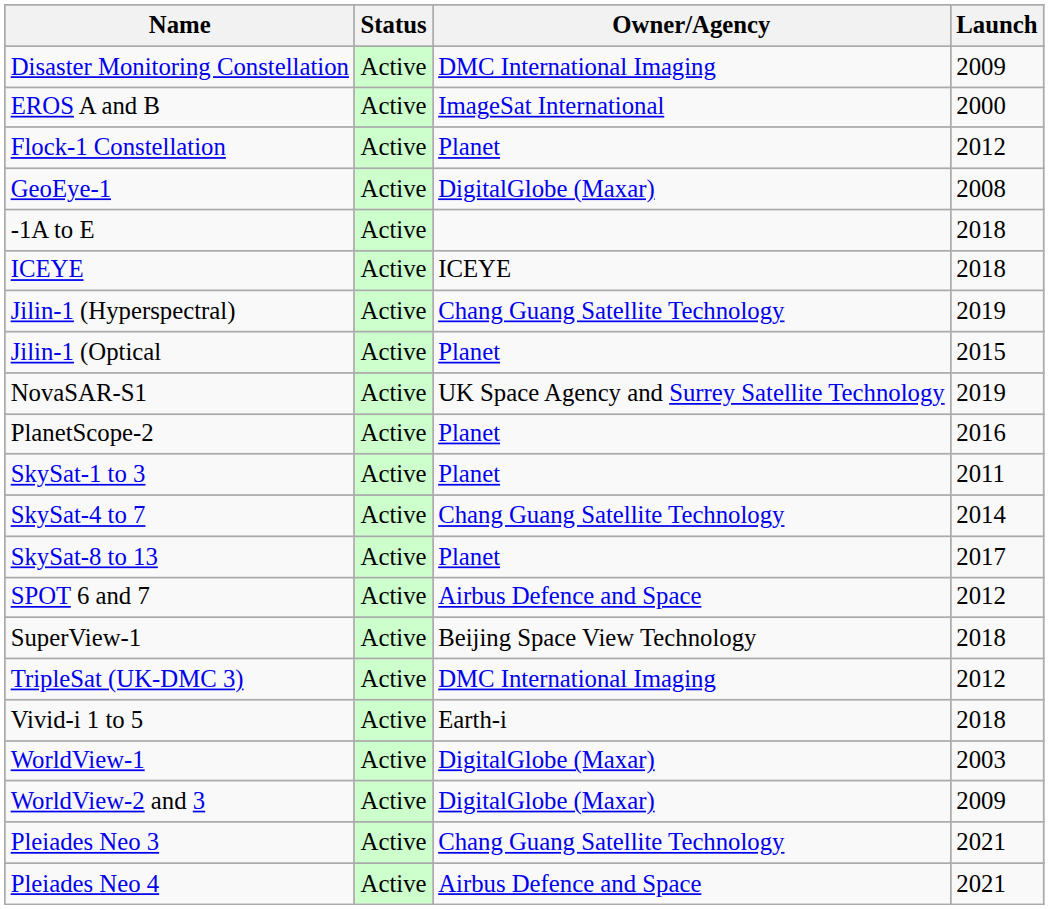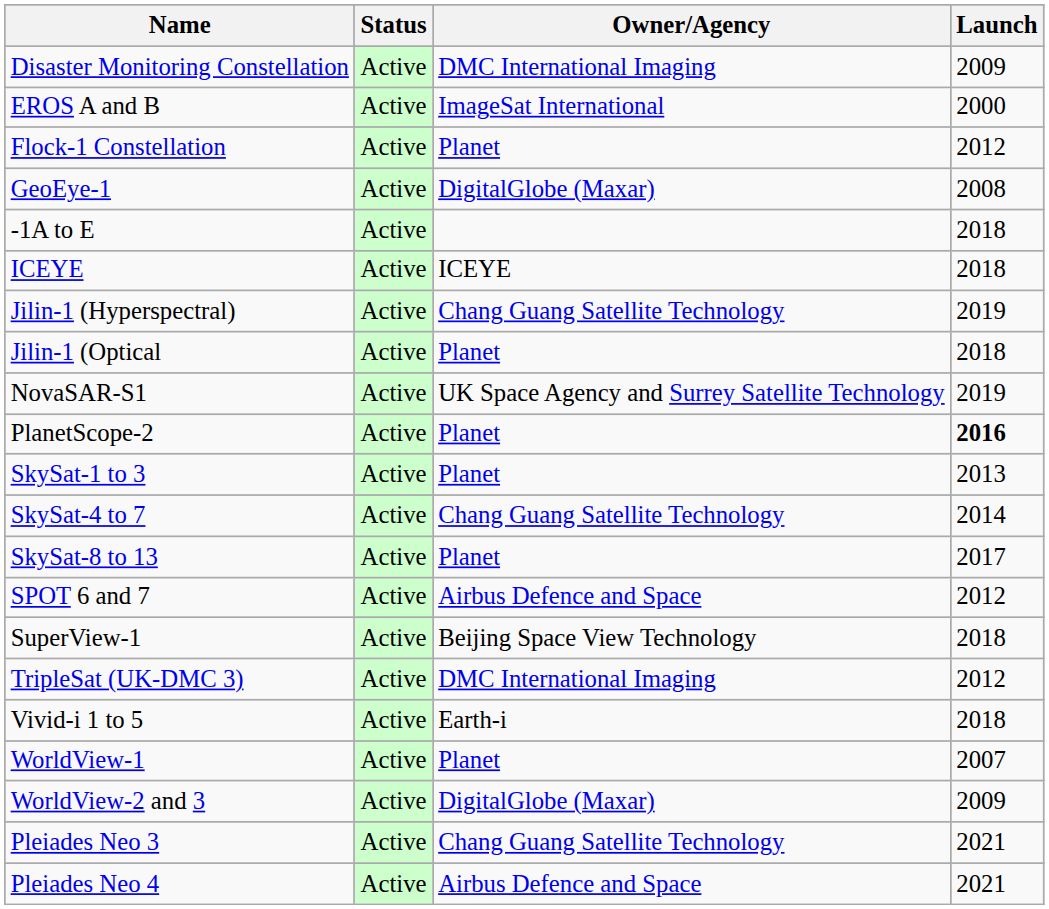(981, 352) 2015 -> (981, 352) 2018
(981, 433) normal -> (981, 433) bold
(981, 474) 2011 -> (981, 474) 2013
(546, 760) DigitalGlobe (Maxar) -> (469, 760) Planet
(981, 760) 2003 -> (981, 760) 2007
